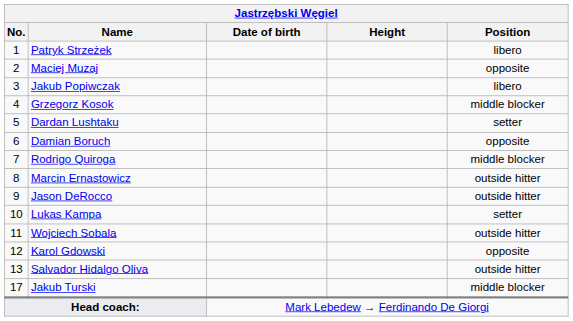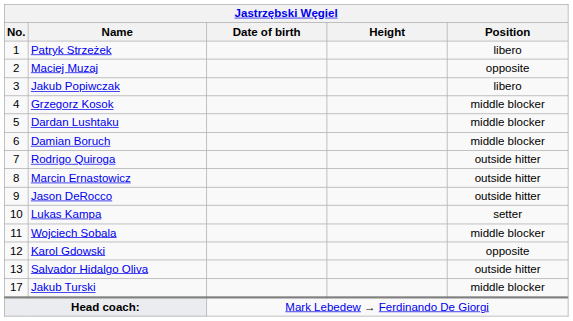(508, 123) setter -> (508, 123) middle blocker
(508, 141) opposite -> (508, 141) middle blocker
(508, 159) middle blocker -> (508, 159) outside hitter
(508, 232) outside hitter -> (508, 232) middle blocker
